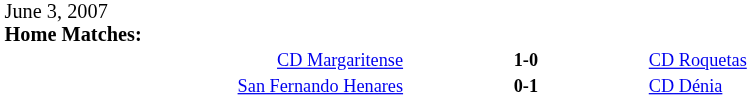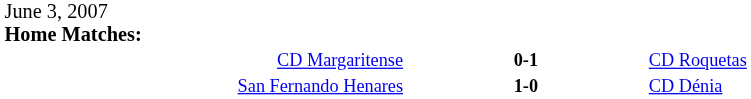(526, 60) 1-0 -> (526, 60) 0-1
(526, 85) 0-1 -> (526, 85) 1-0
